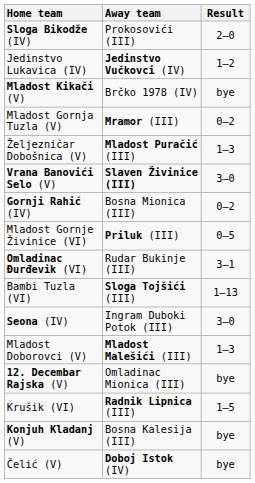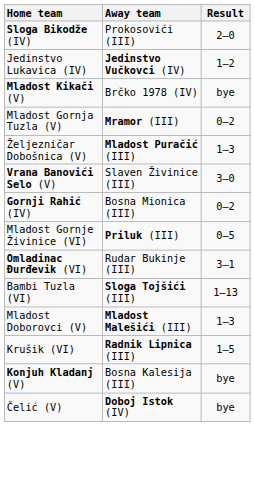(151, 178) bold -> (151, 178) normal
- row: (38, 321)
- row: (44, 378)
